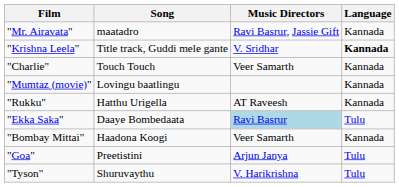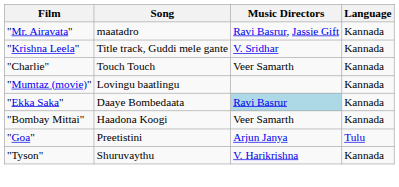(366, 48) bold -> (364, 48) normal
- row: (26, 102)
(355, 119) Tulu -> (364, 102) Kannada
(355, 173) Tulu -> (364, 155) Kannada
